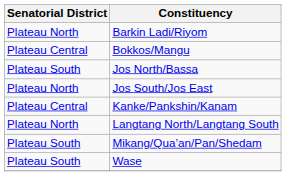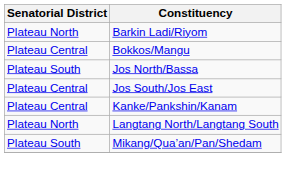(43, 87) Plateau North -> (47, 87) Plateau Central
- row: (127, 161)
